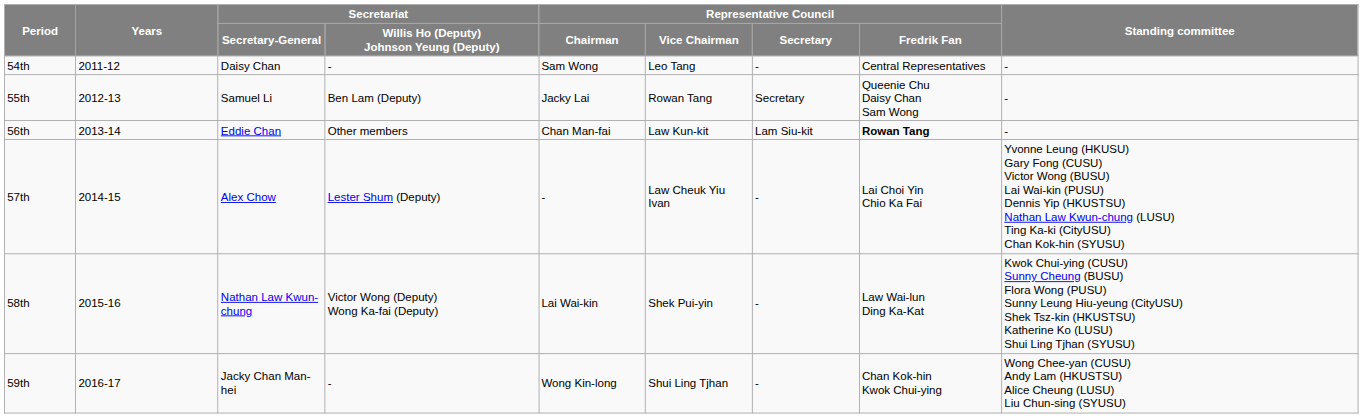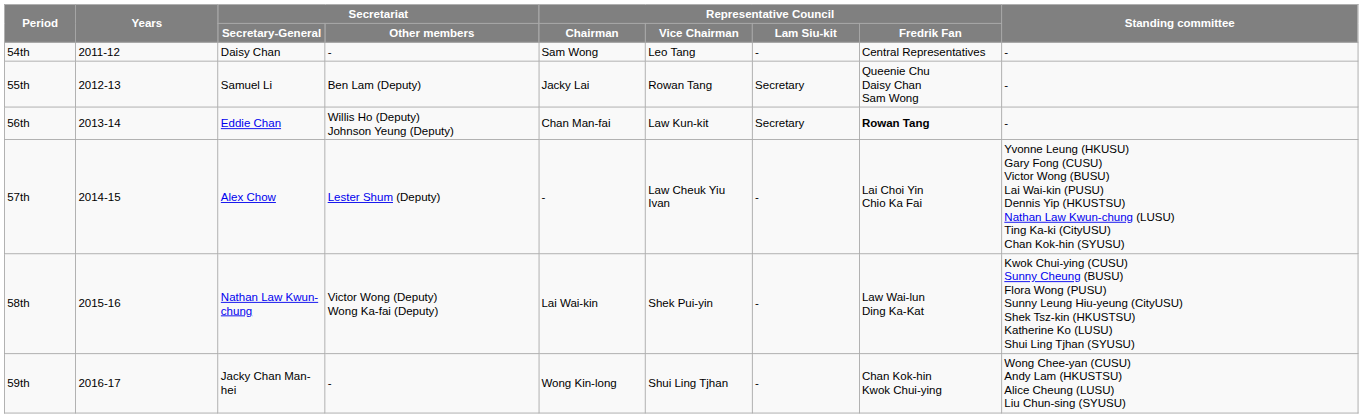(432, 39) Willis Ho (Deputy) Johnson Yeung (Deputy) -> (432, 33) Other members
(806, 39) Secretary -> (806, 33) Lam Siu-kit
(368, 130) Other members -> (391, 123) Willis Ho (Deputy) Johnson Yeung (Deputy)
(784, 130) Lam Siu-kit -> (780, 123) Secretary
